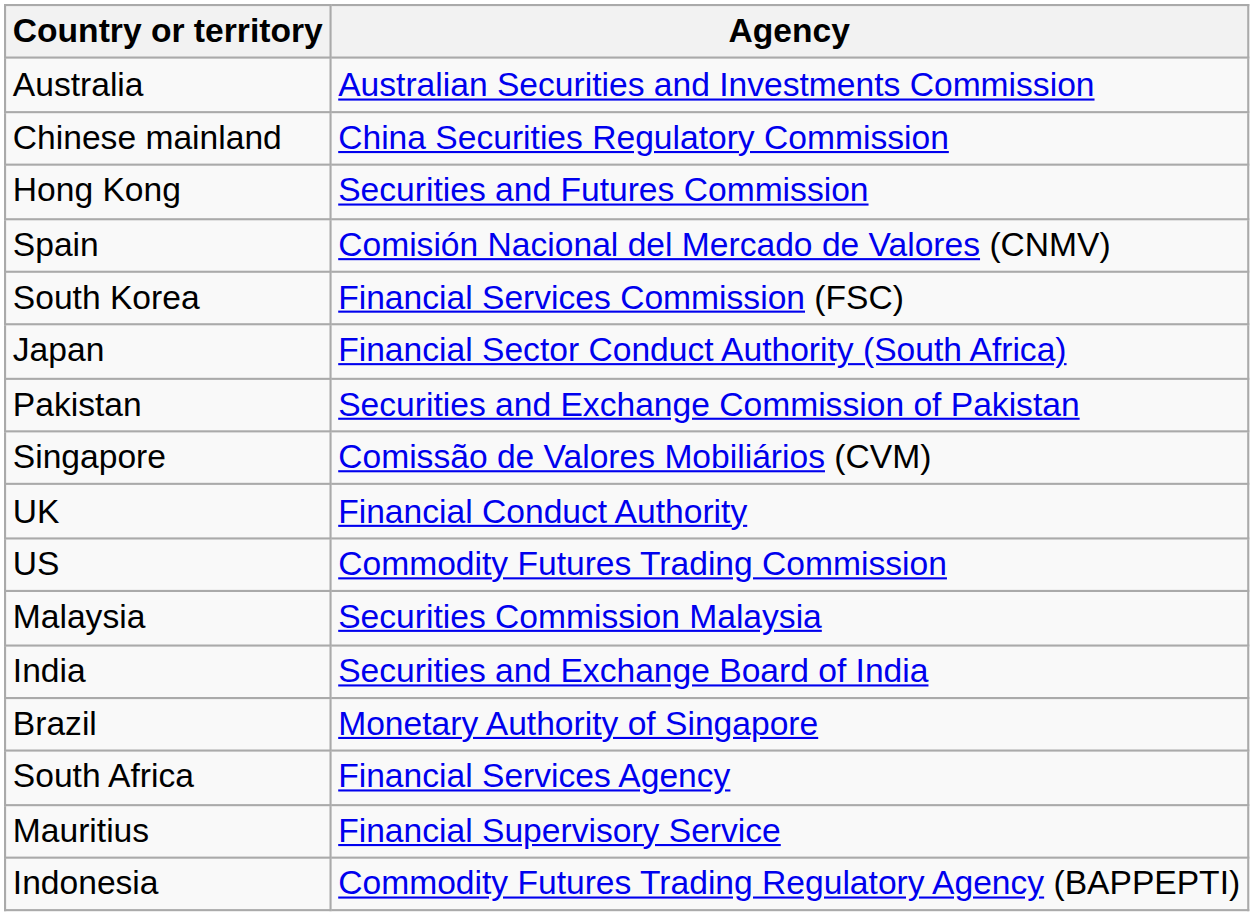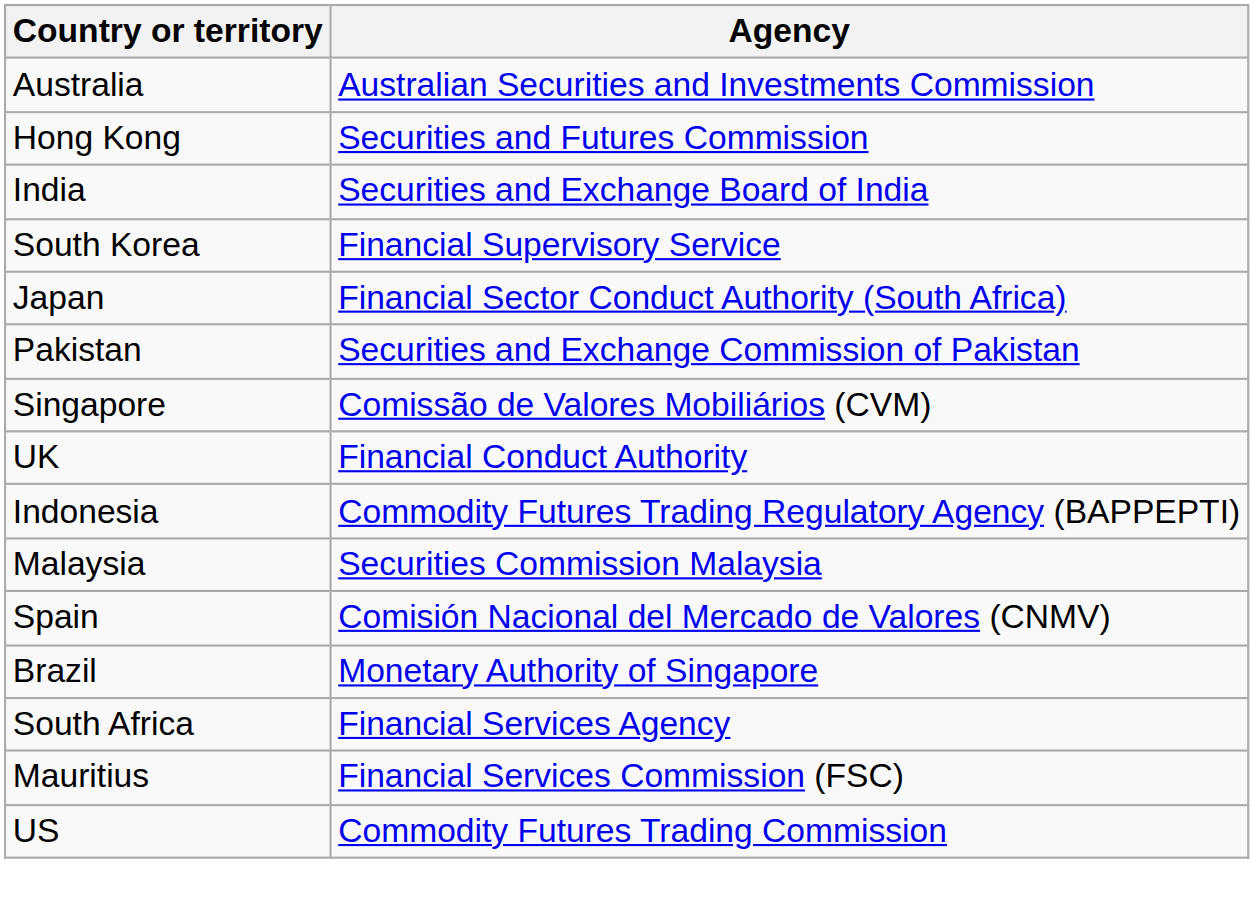- row: (147, 137)
rows swapped: (49, 670) <-> (56, 244)
(621, 297) Financial Services Commission (FSC) -> (559, 244) Financial Supervisory Service
rows swapped: (36, 564) <-> (86, 883)
(559, 830) Financial Supervisory Service -> (621, 777) Financial Services Commission (FSC)
